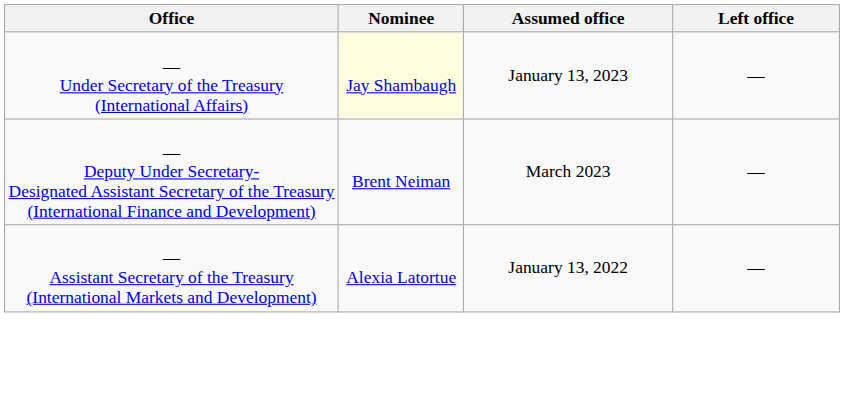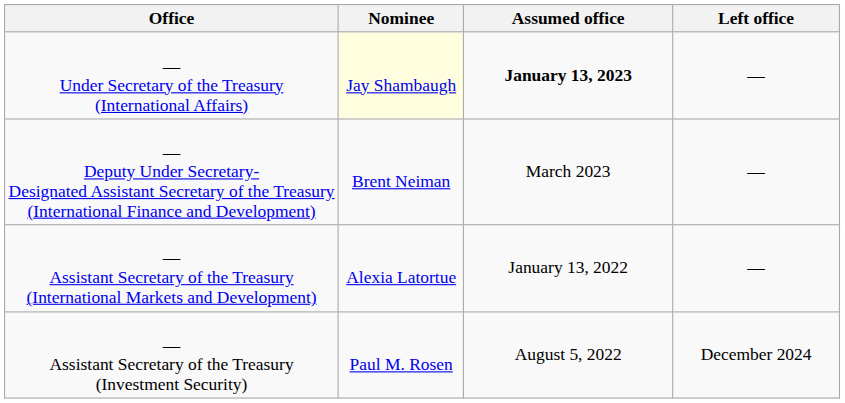(568, 75) normal -> (568, 75) bold
+ row: (172, 364)
